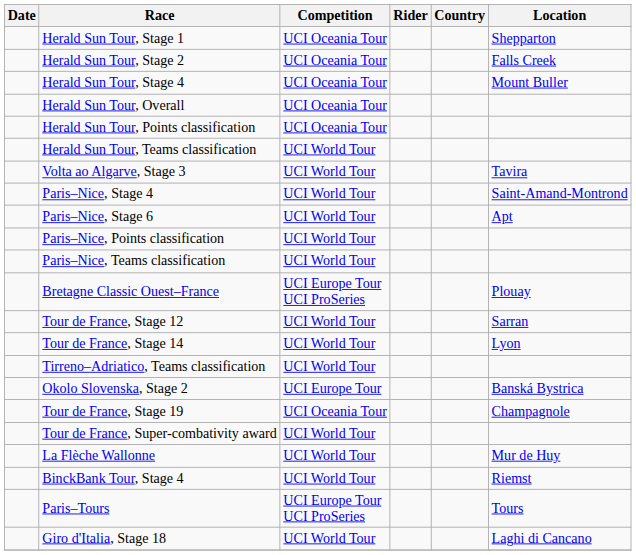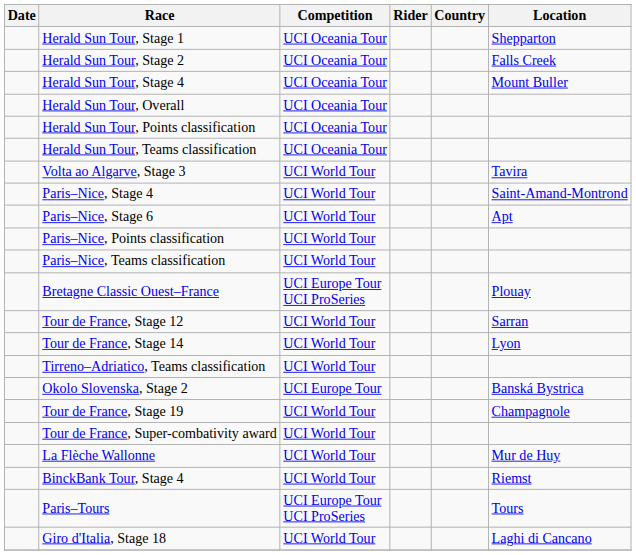(329, 149) UCI World Tour -> (335, 149) UCI Oceania Tour
(335, 411) UCI Oceania Tour -> (329, 411) UCI World Tour
